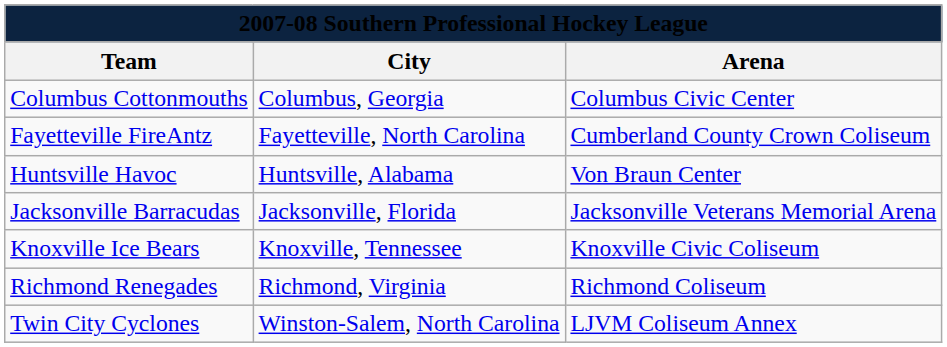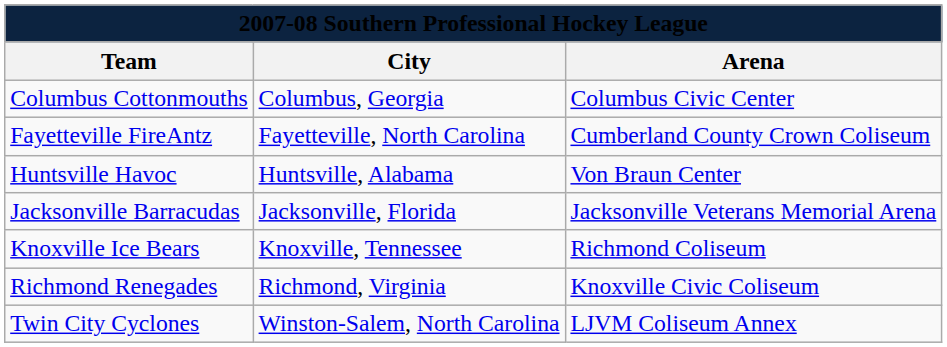(695, 248) Knoxville Civic Coliseum -> (668, 248) Richmond Coliseum
(668, 286) Richmond Coliseum -> (695, 286) Knoxville Civic Coliseum
